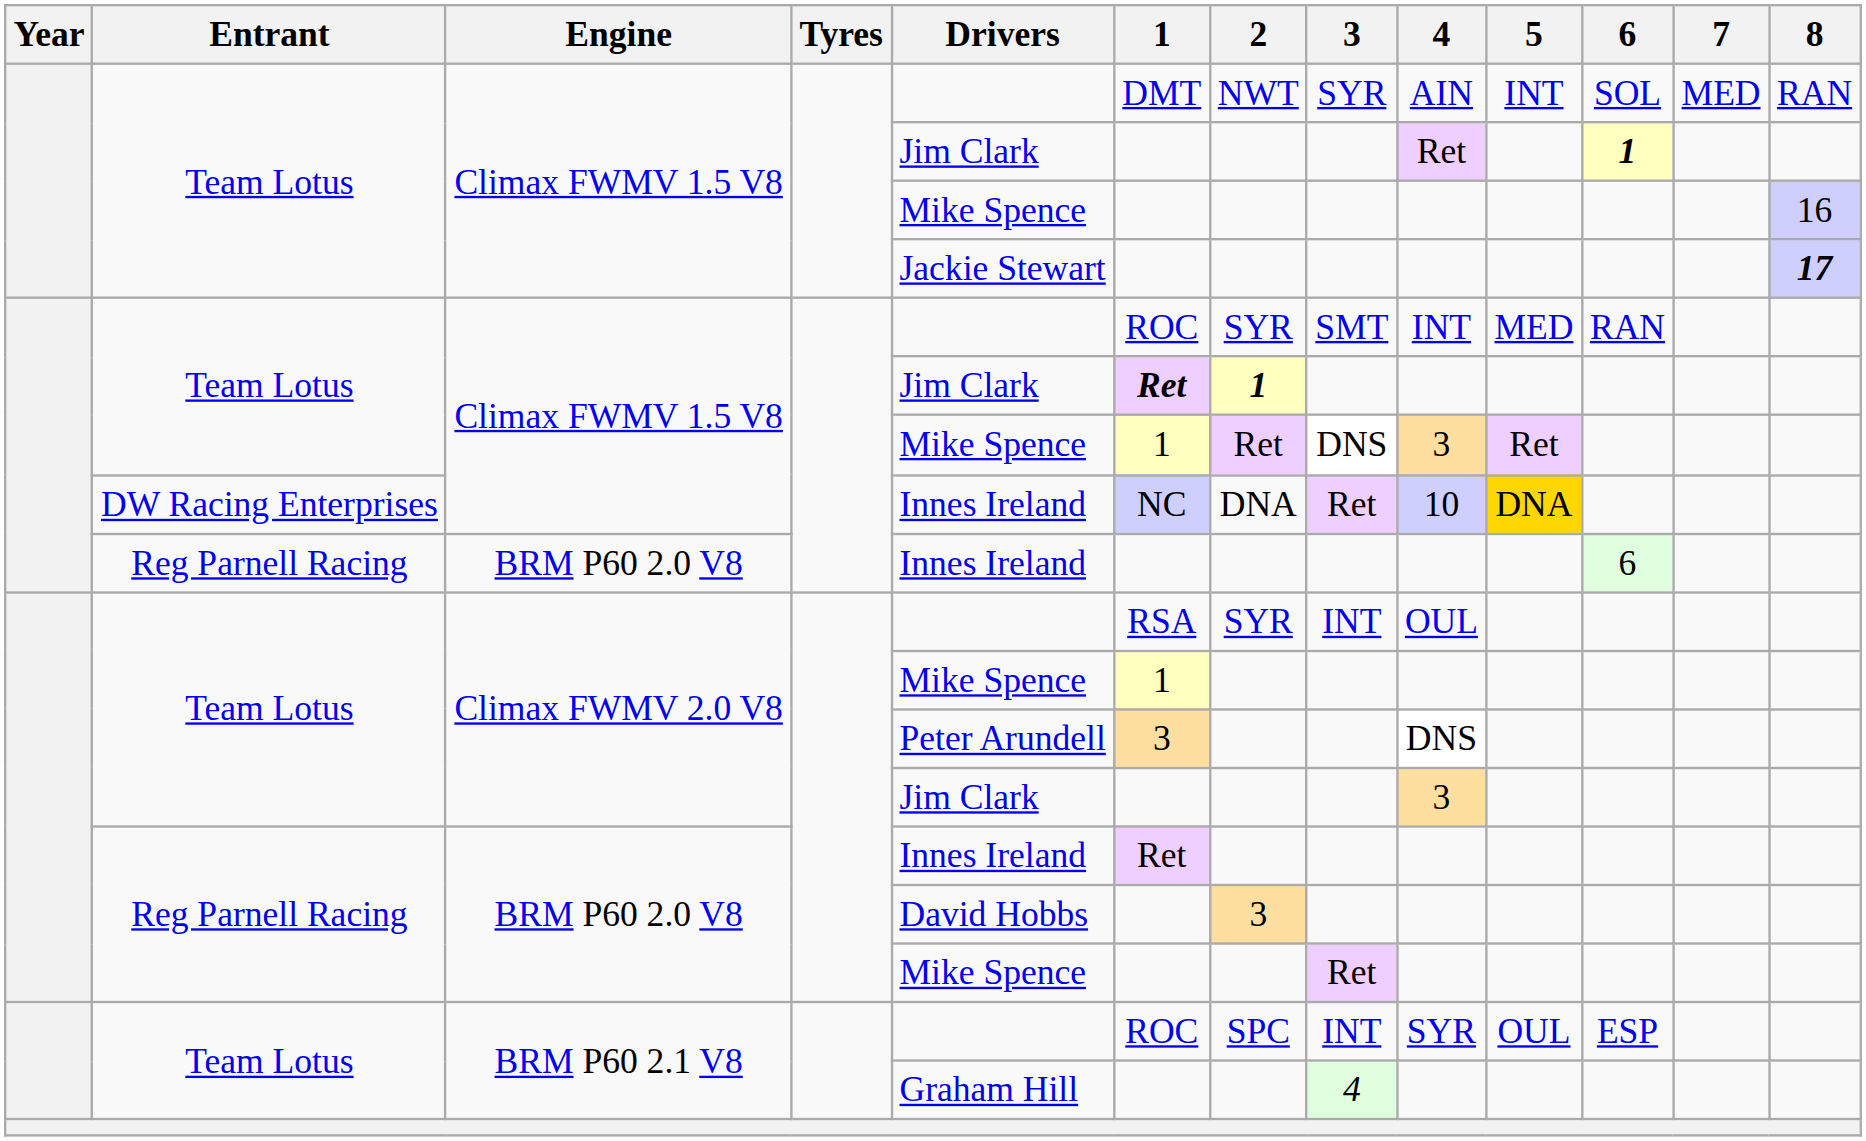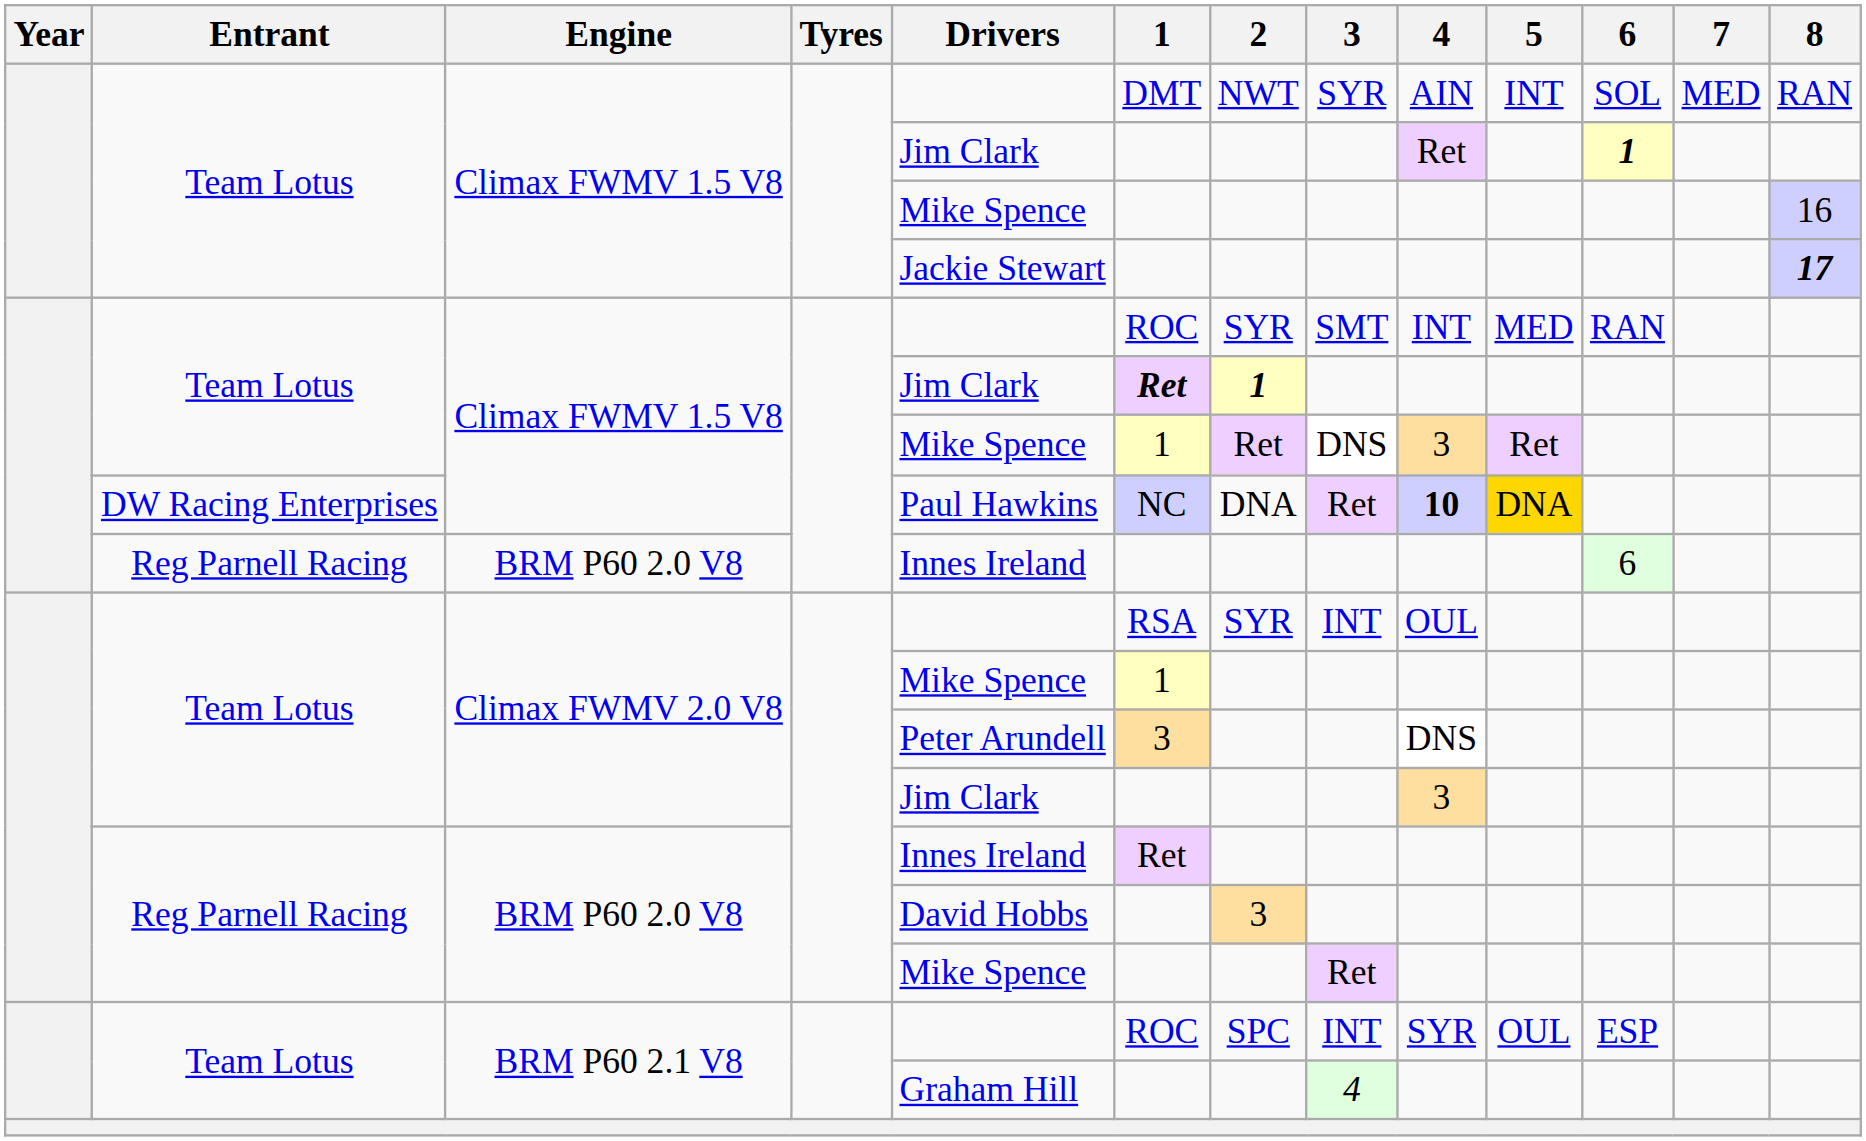(993, 503) Innes Ireland -> (999, 503) Paul Hawkins
(1441, 503) normal -> (1441, 503) bold
